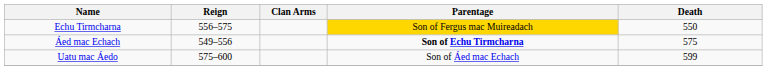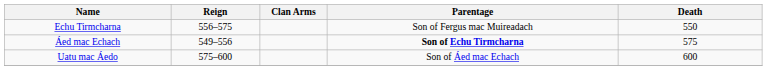(473, 27) gold background -> (473, 27) no background
(690, 57) 599 -> (690, 57) 600
